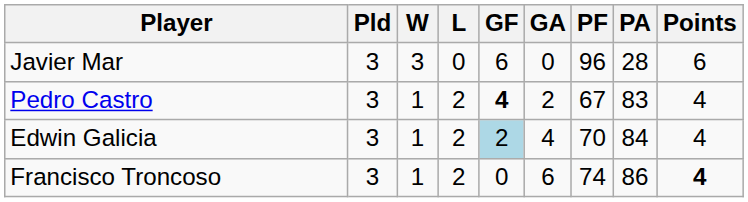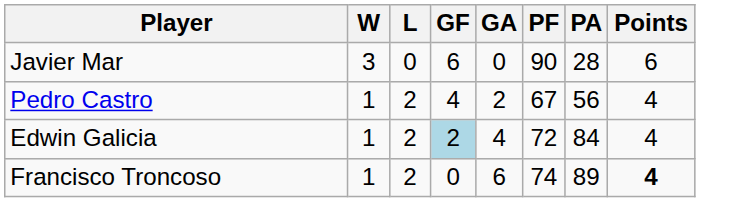- column: (372, 23)
(593, 61) 96 -> (544, 61) 90
(502, 100) bold -> (453, 100) normal
(635, 100) 83 -> (586, 100) 56
(593, 138) 70 -> (544, 138) 72
(635, 176) 86 -> (586, 176) 89
